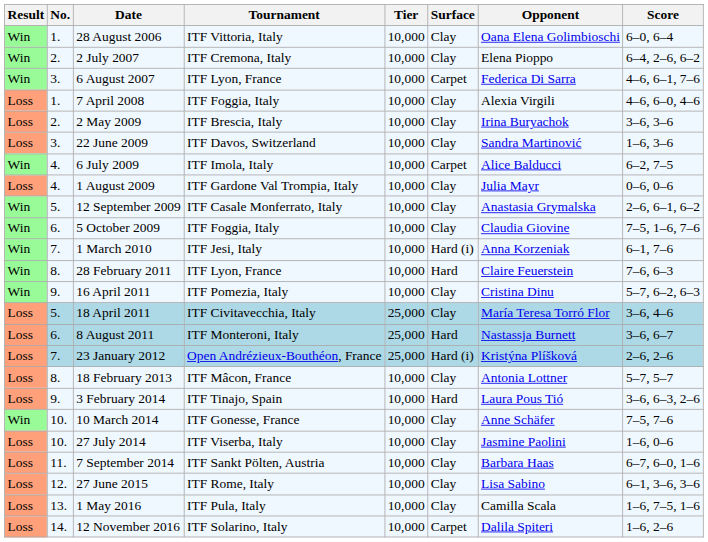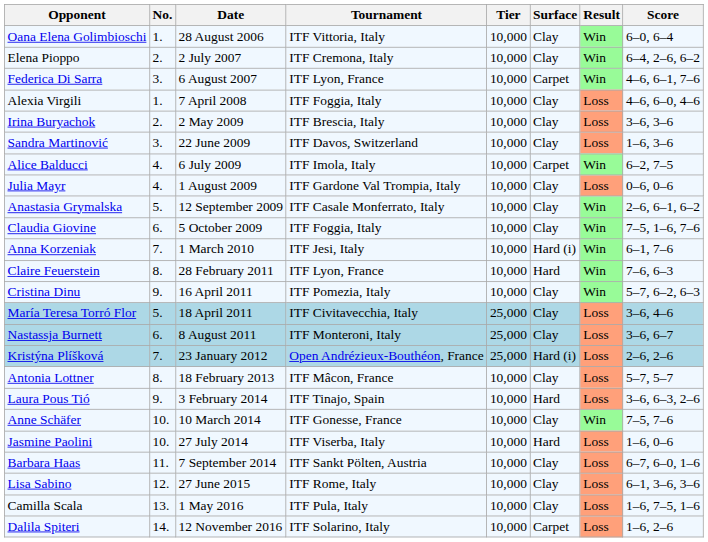columns swapped: (26, 15) <-> (550, 15)
(444, 334) Hard -> (546, 334) Clay
(443, 441) Clay -> (546, 441) Hard
